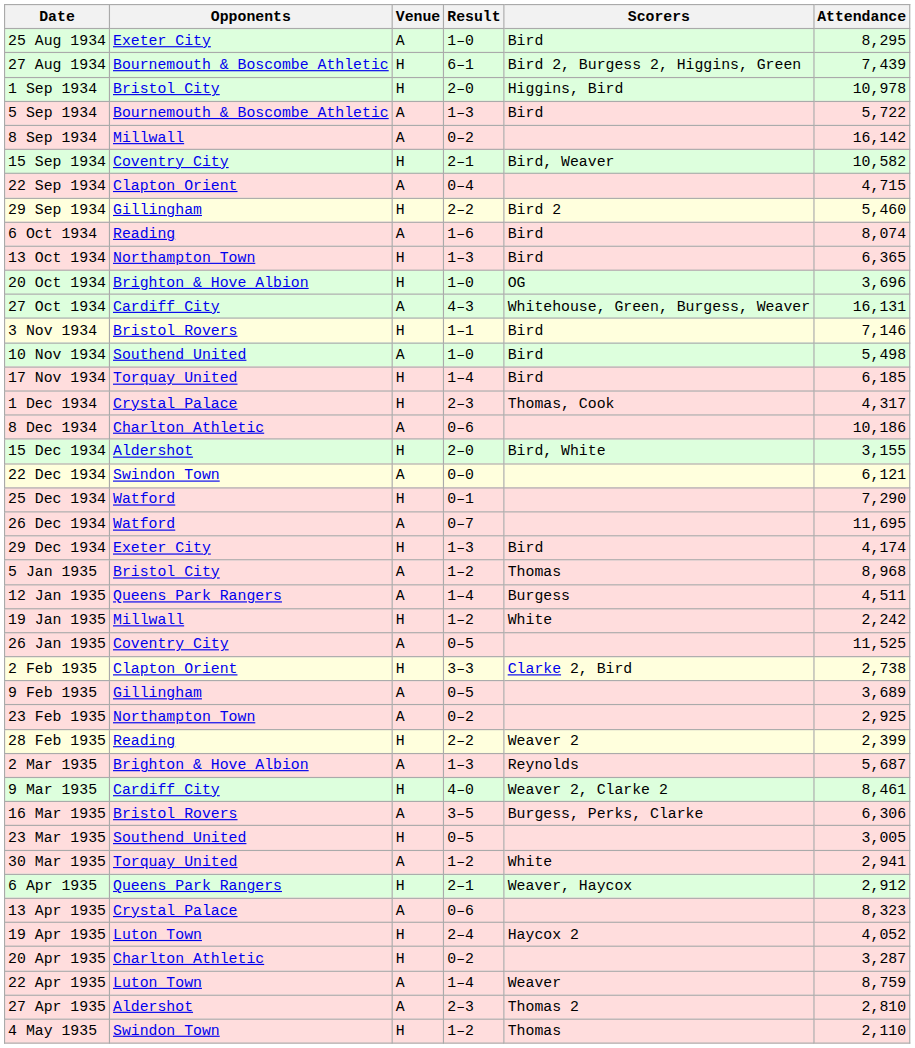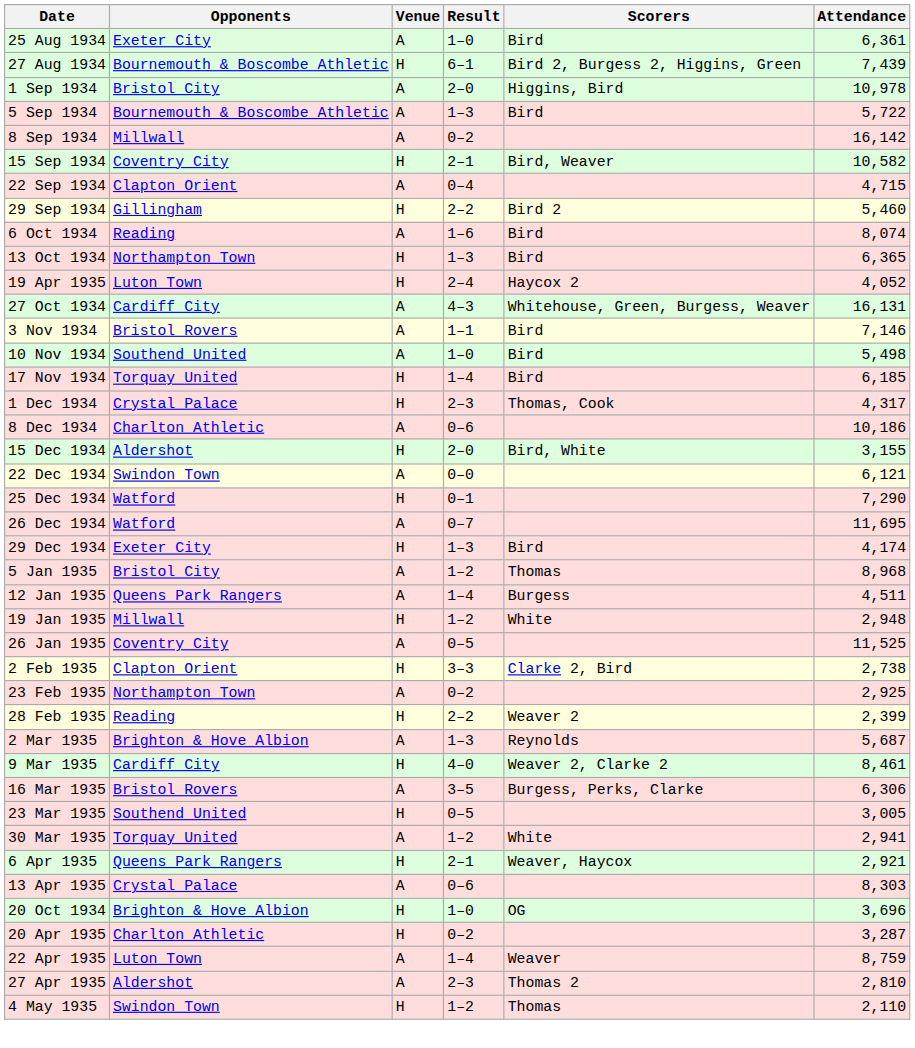(884, 41) 8,295 -> (884, 41) 6,361
(400, 89) H -> (400, 89) A
rows swapped: (57, 282) <-> (57, 934)
(400, 331) H -> (400, 331) A
(884, 620) 2,242 -> (884, 620) 2,948
- row: (53, 693)
(884, 886) 2,912 -> (884, 862) 2,921
(884, 910) 8,323 -> (884, 886) 8,303
